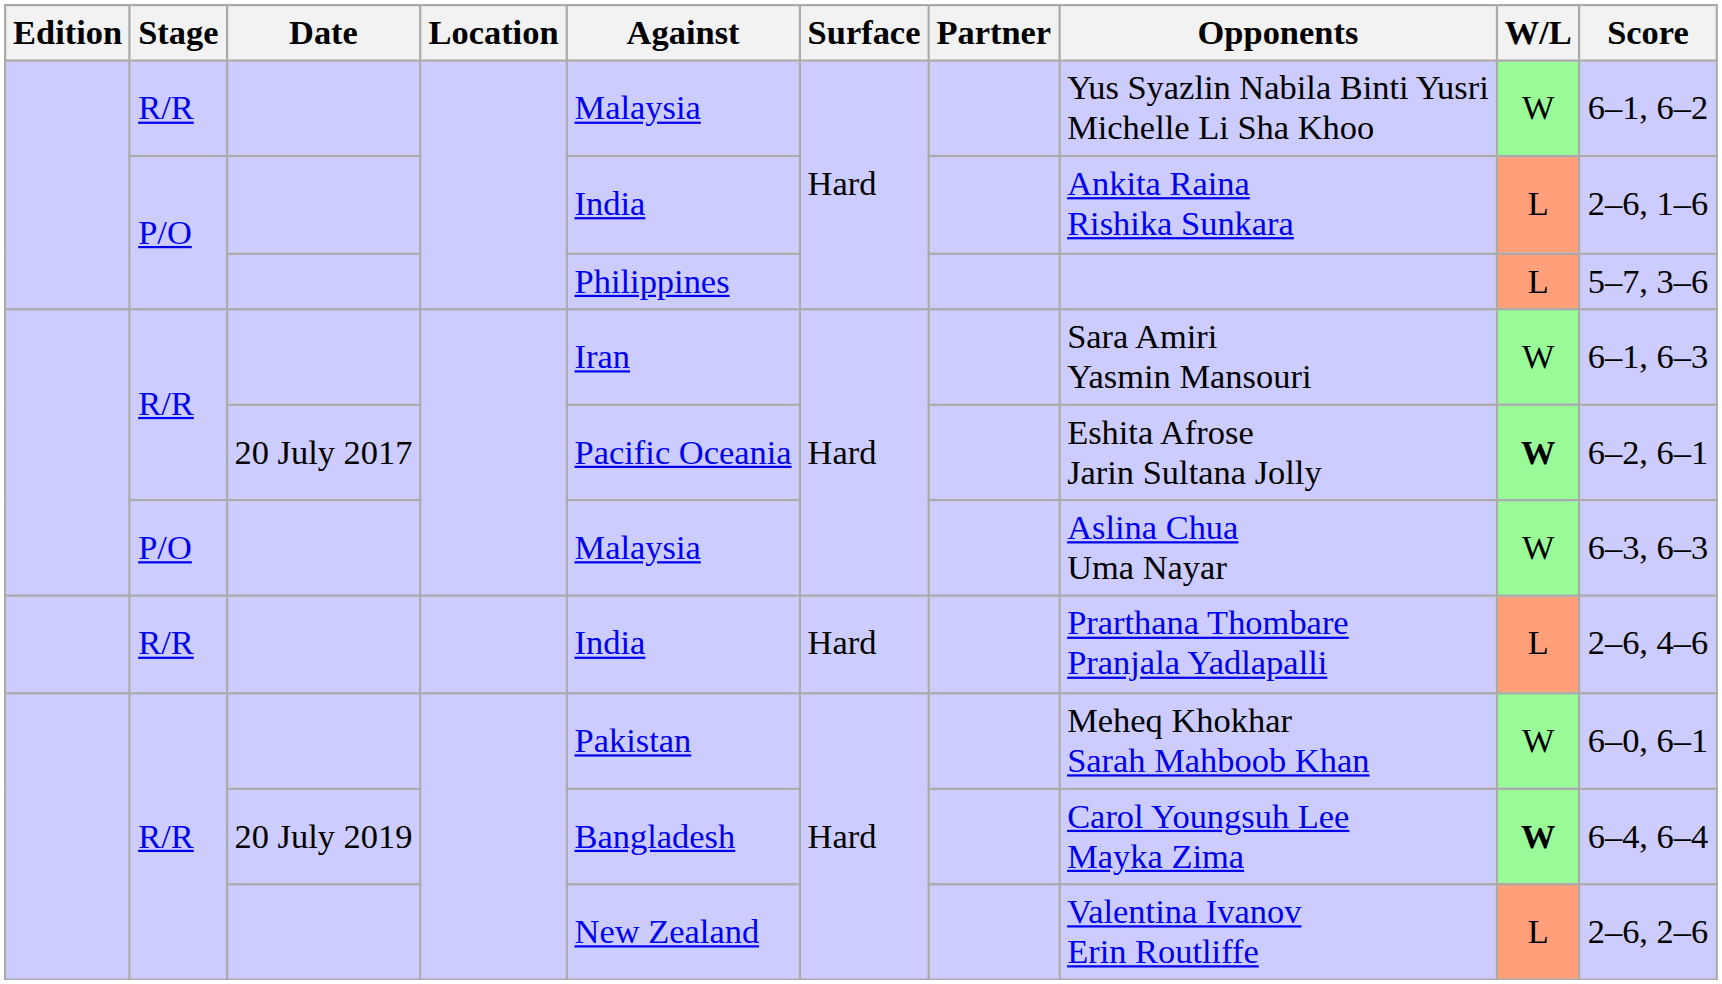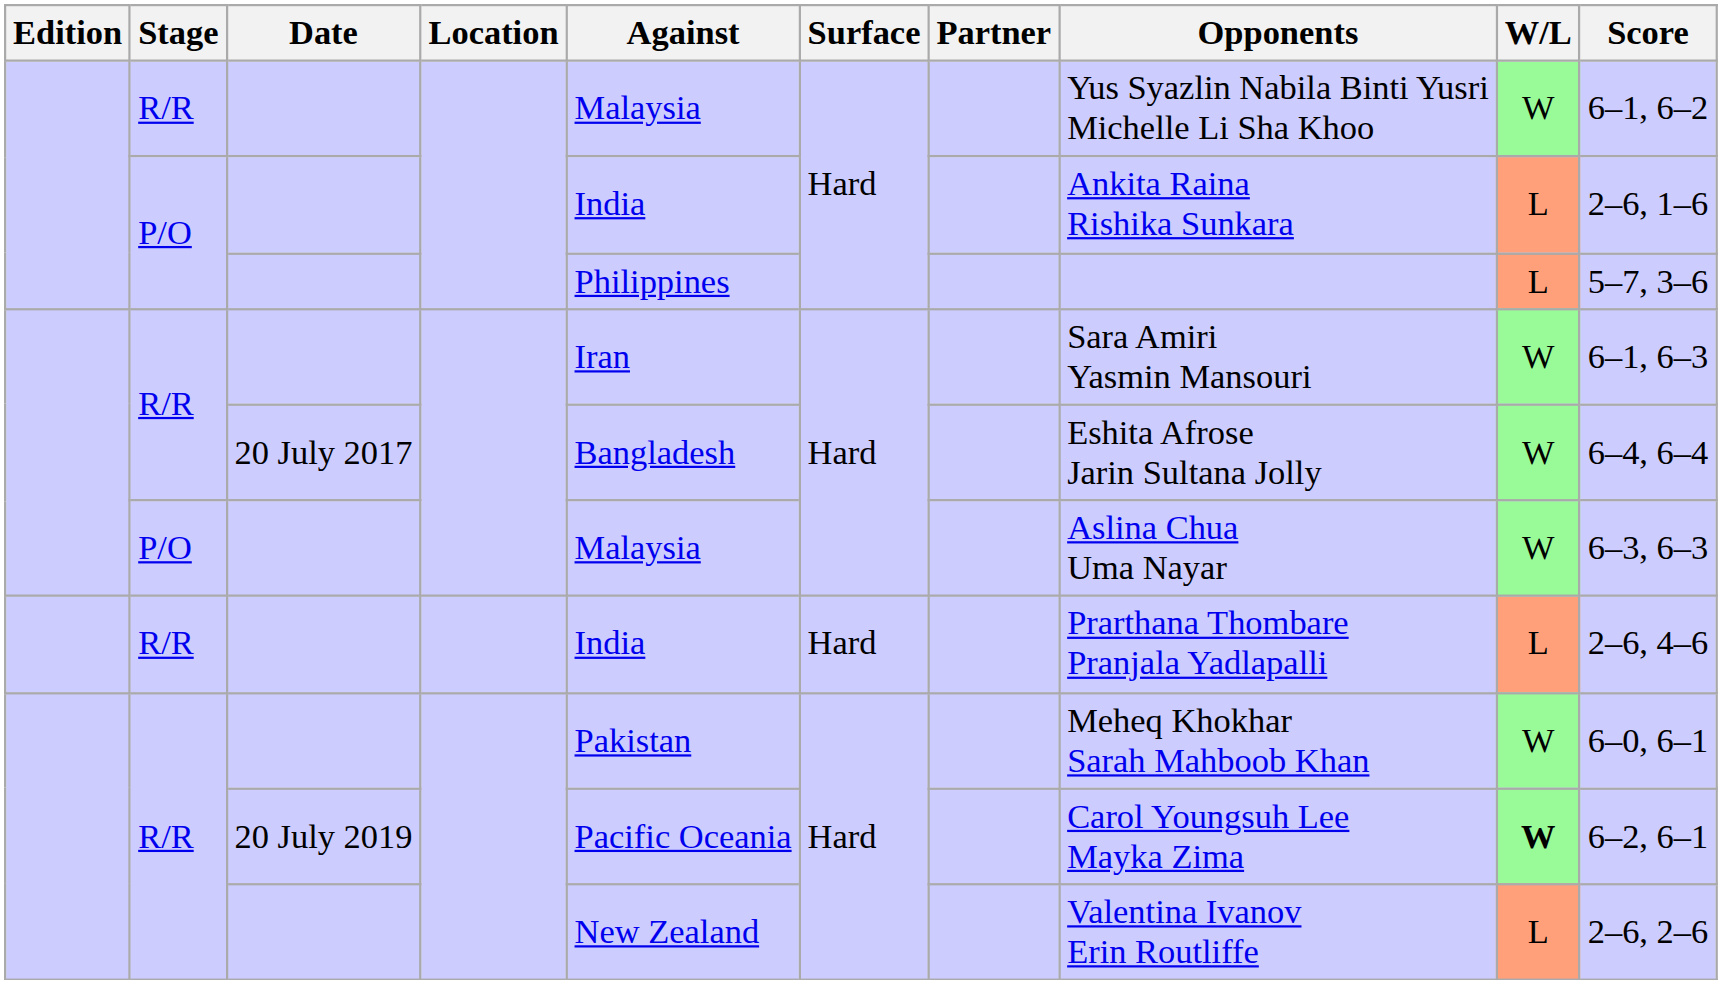(683, 451) Pacific Oceania -> (655, 451) Bangladesh
(1538, 451) bold -> (1538, 451) normal
(1648, 451) 6–2, 6–1 -> (1648, 451) 6–4, 6–4
(655, 834) Bangladesh -> (683, 834) Pacific Oceania
(1648, 834) 6–4, 6–4 -> (1648, 834) 6–2, 6–1
